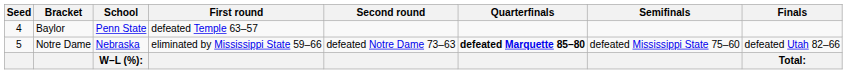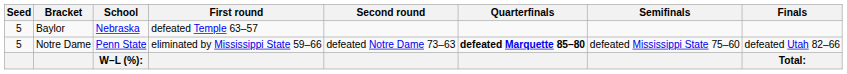(19, 29) 4 -> (19, 29) 5
(121, 29) Penn State -> (118, 29) Nebraska
(118, 45) Nebraska -> (121, 45) Penn State
